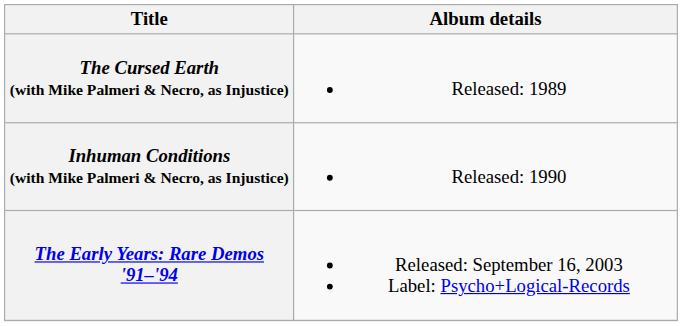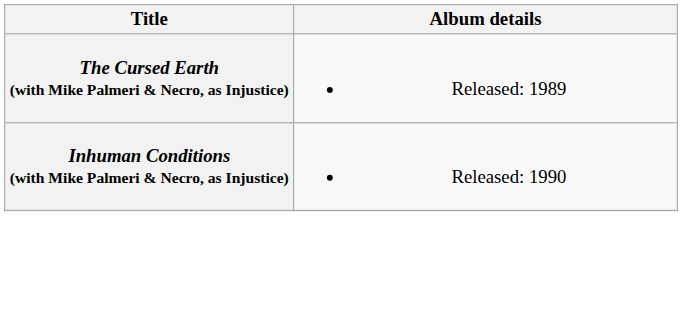- row: (149, 265)
